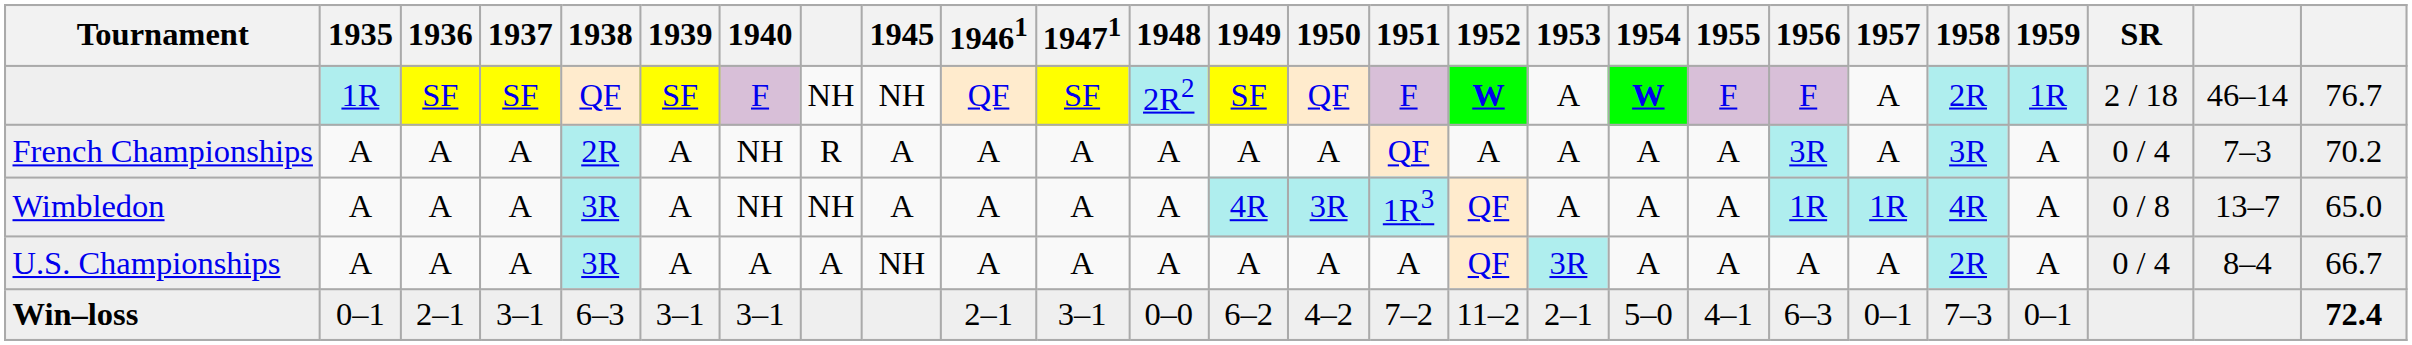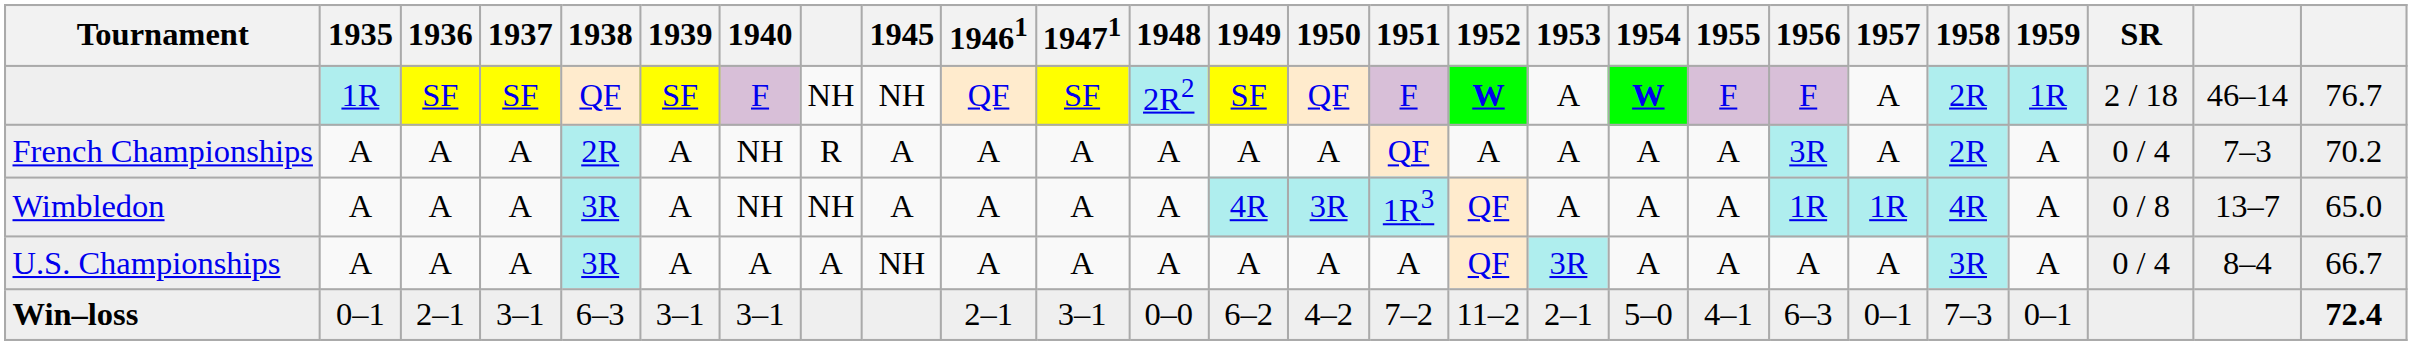(1968, 150) 3R -> (1968, 150) 2R
(1968, 262) 2R -> (1968, 262) 3R
